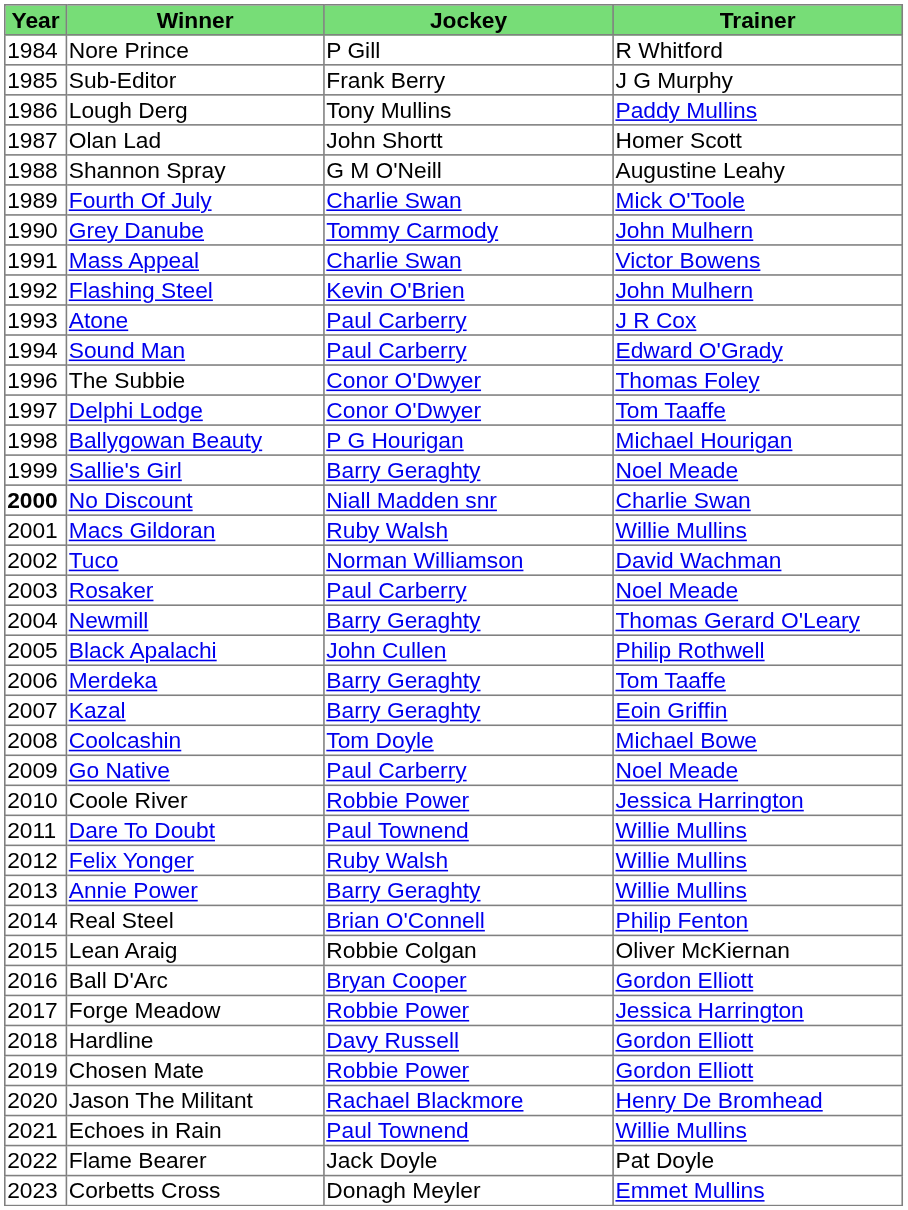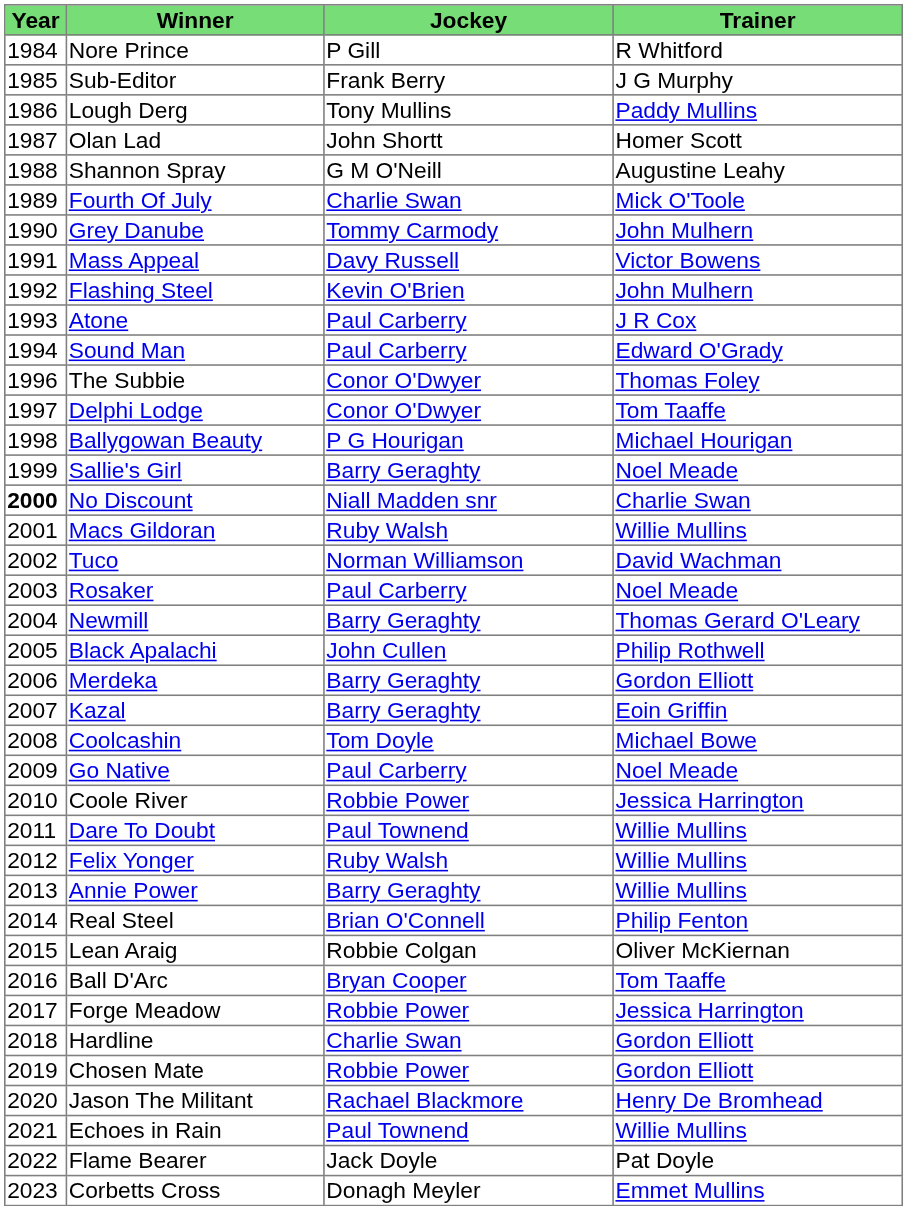(394, 260) Charlie Swan -> (393, 260) Davy Russell
(671, 680) Tom Taaffe -> (684, 680) Gordon Elliott
(684, 980) Gordon Elliott -> (671, 980) Tom Taaffe
(393, 1040) Davy Russell -> (394, 1040) Charlie Swan
